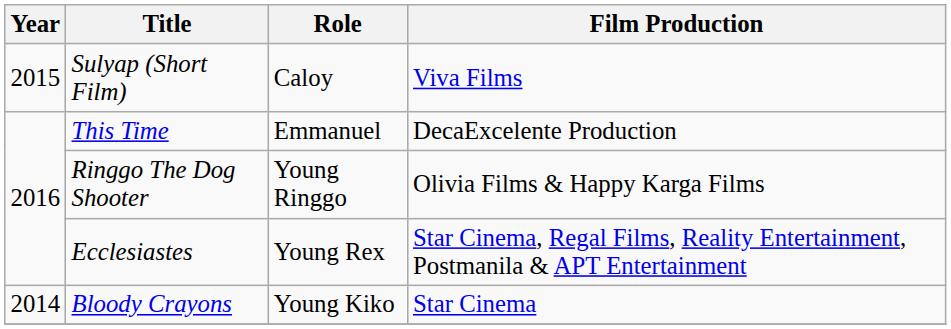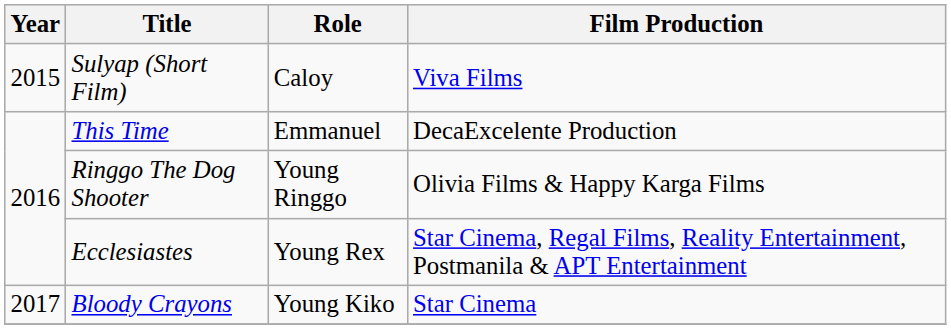(35, 304) 2014 -> (35, 304) 2017
